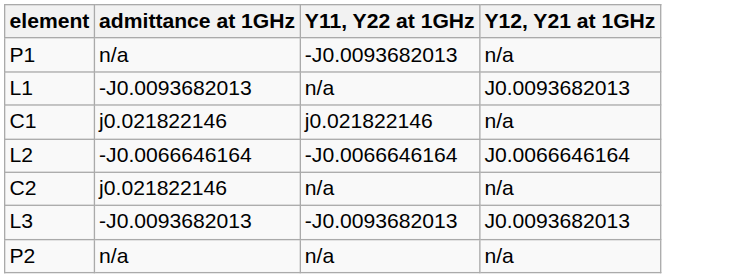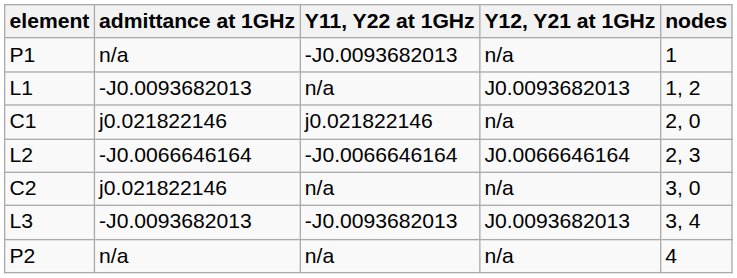+ column: (696, 21)
